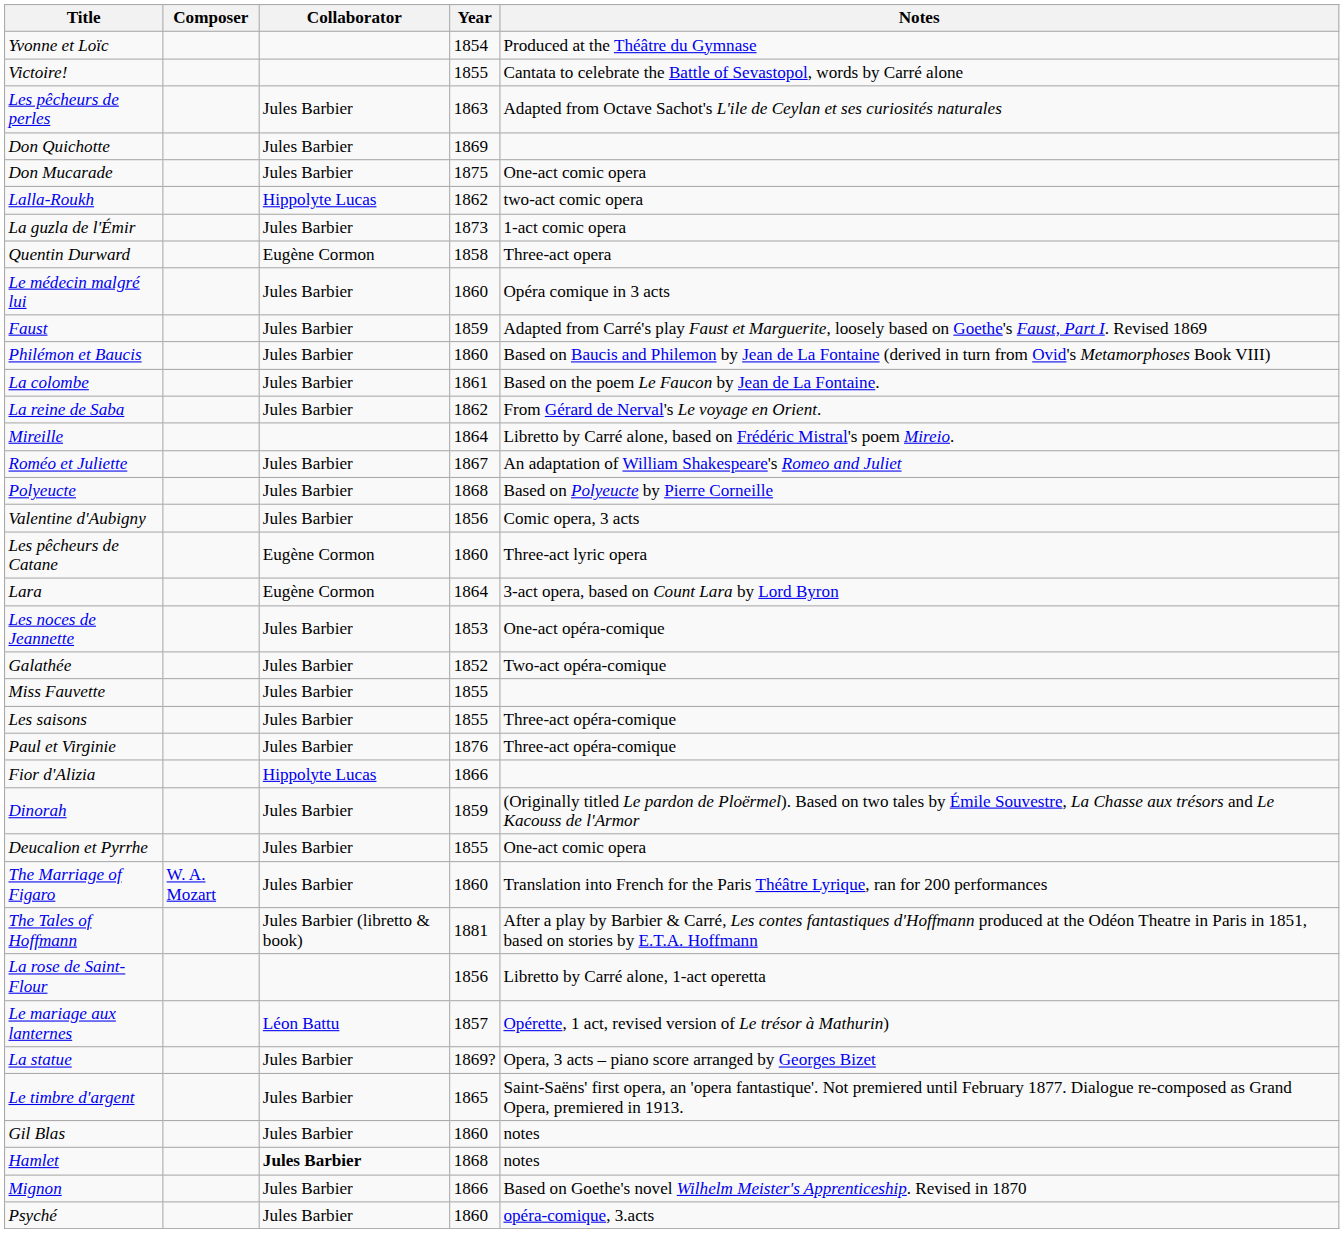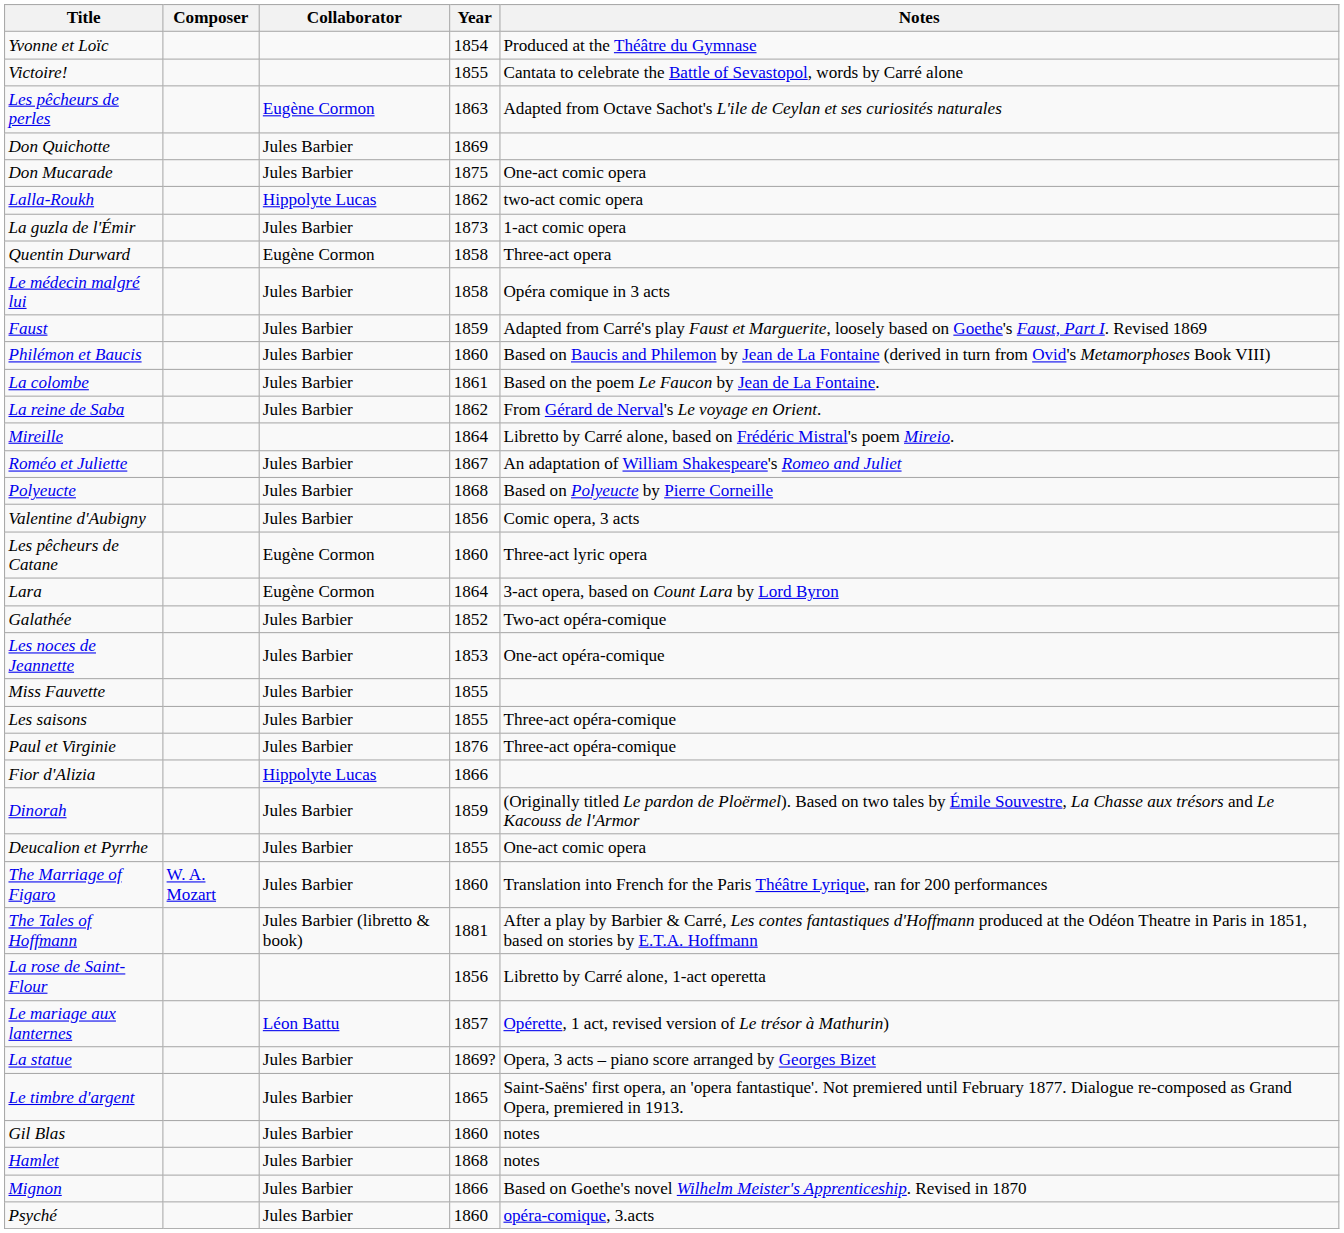(308, 109) Jules Barbier -> (319, 109) Eugène Cormon
(471, 291) 1860 -> (471, 291) 1858
rows swapped: (40, 665) <-> (52, 628)
(312, 1160) bold -> (308, 1160) normal
